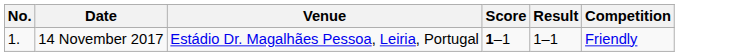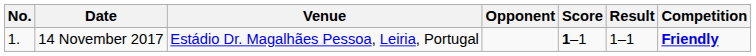+ column: (520, 16)
(611, 39) normal -> (690, 39) bold
